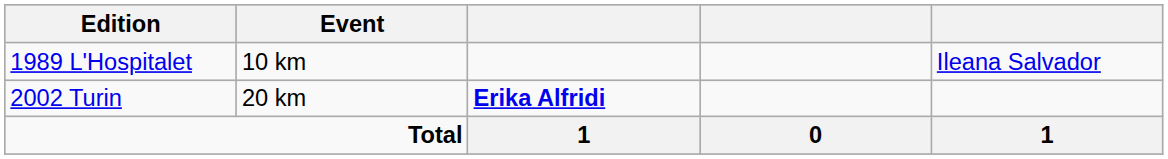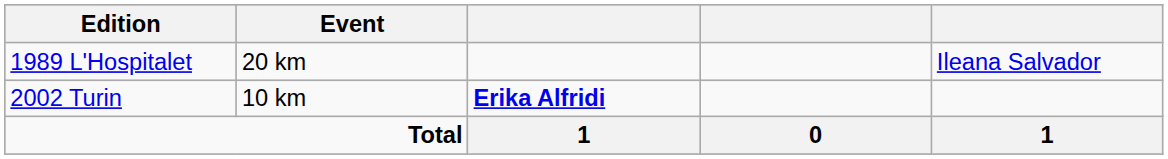(274, 61) 10 km -> (274, 61) 20 km
(274, 98) 20 km -> (274, 98) 10 km
